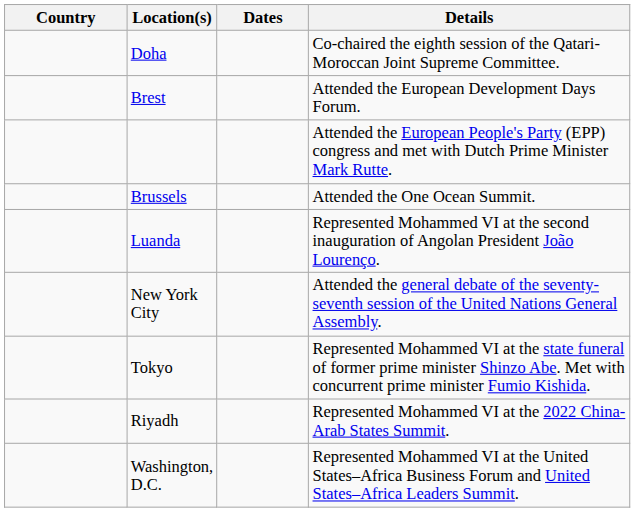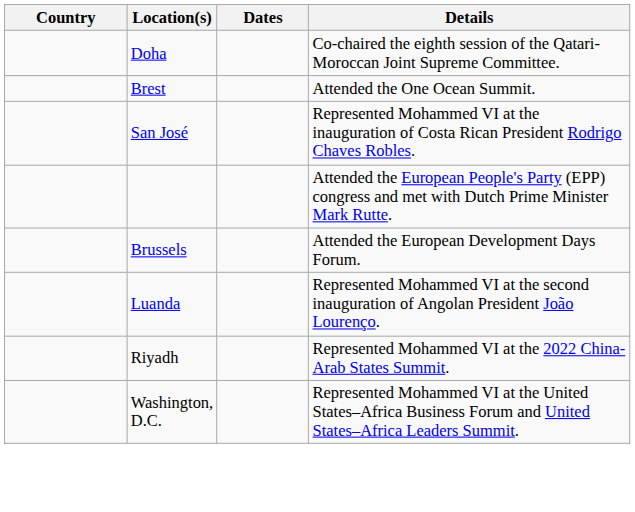(454, 97) Attended the European Development Days Forum. -> (424, 88) Attended the One Ocean Summit.
+ row: (159, 133)
(424, 196) Attended the One Ocean Summit. -> (454, 250) Attended the European Development Days Forum.
- row: (164, 304)
- row: (152, 367)
